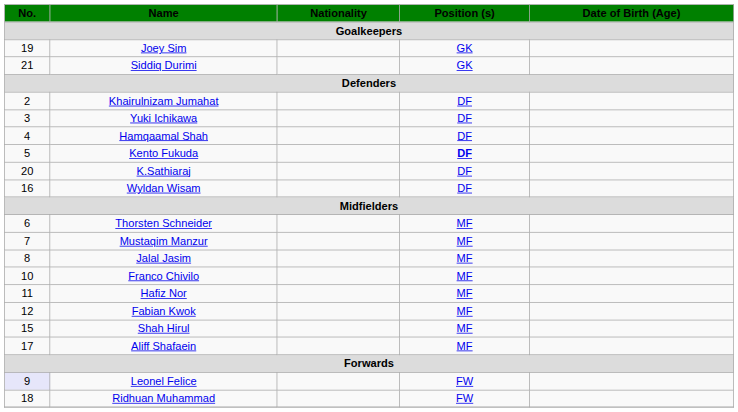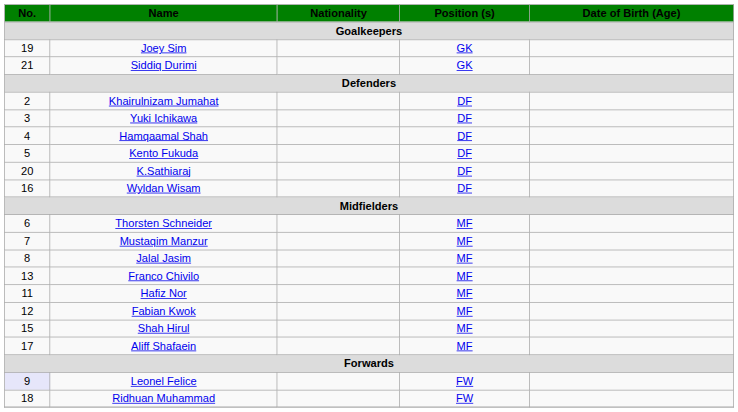(465, 154) bold -> (465, 154) normal
(27, 276) 10 -> (27, 276) 13
